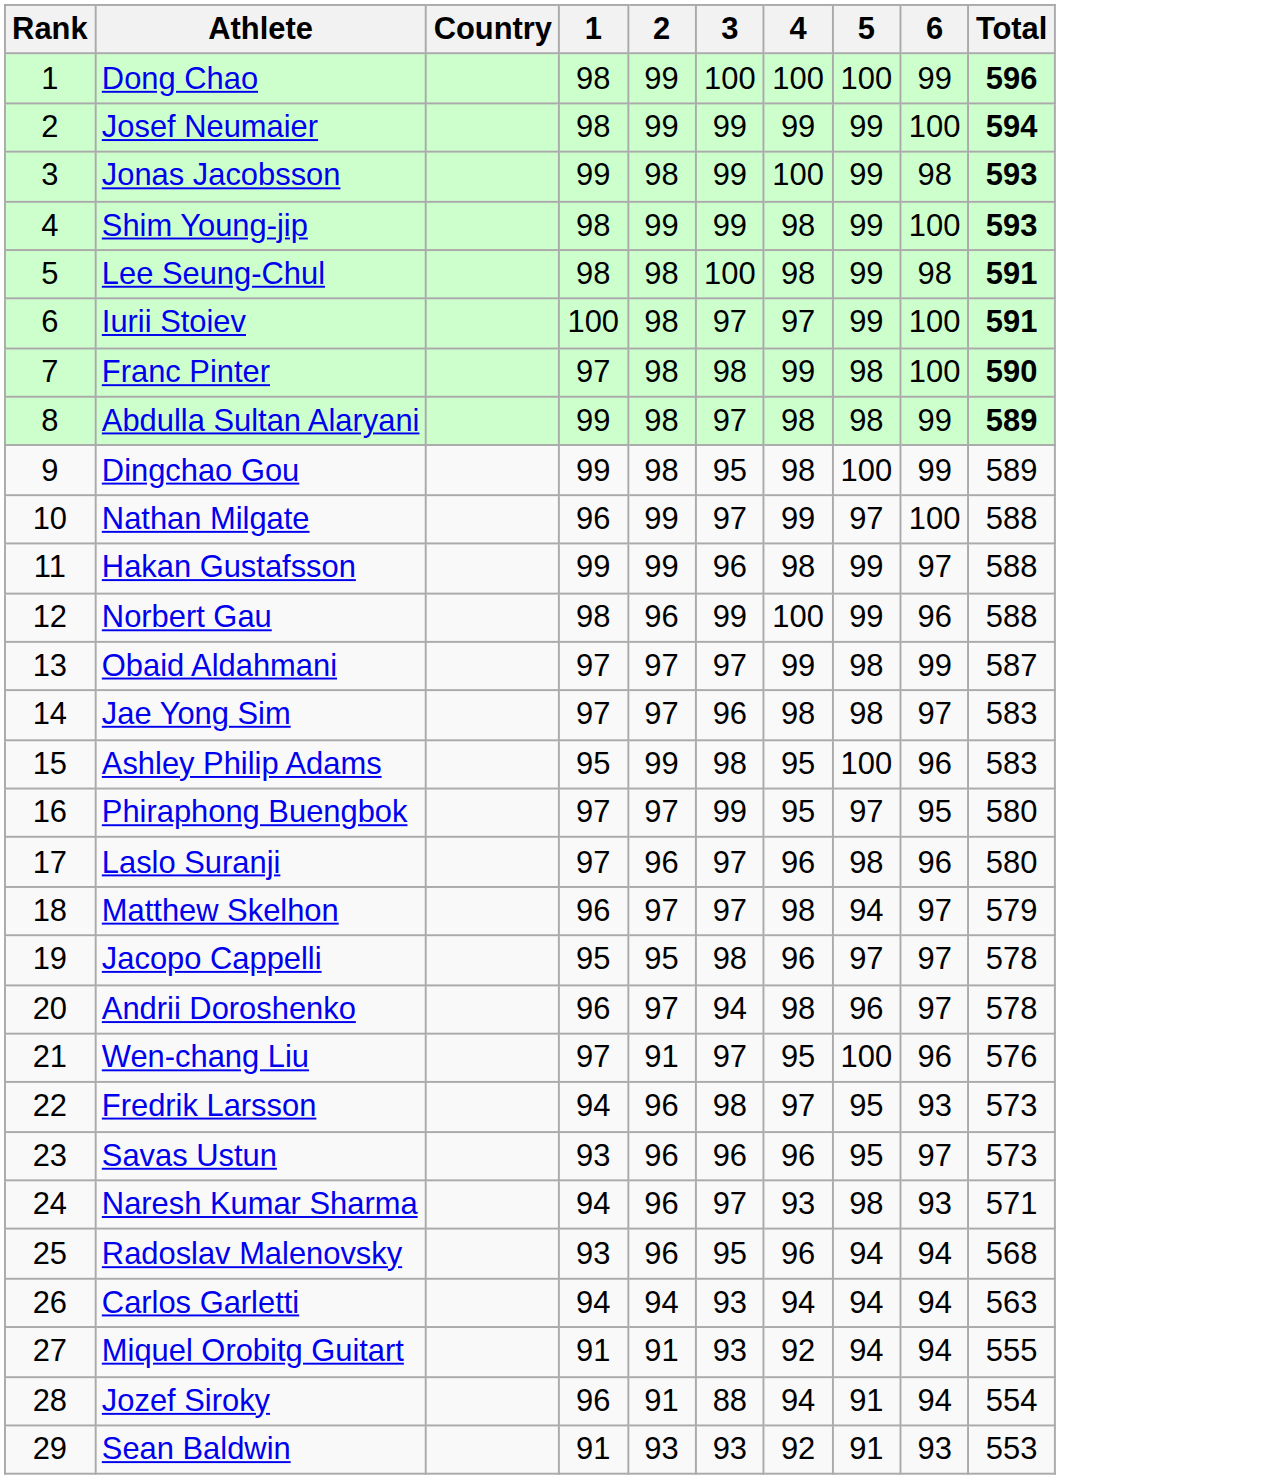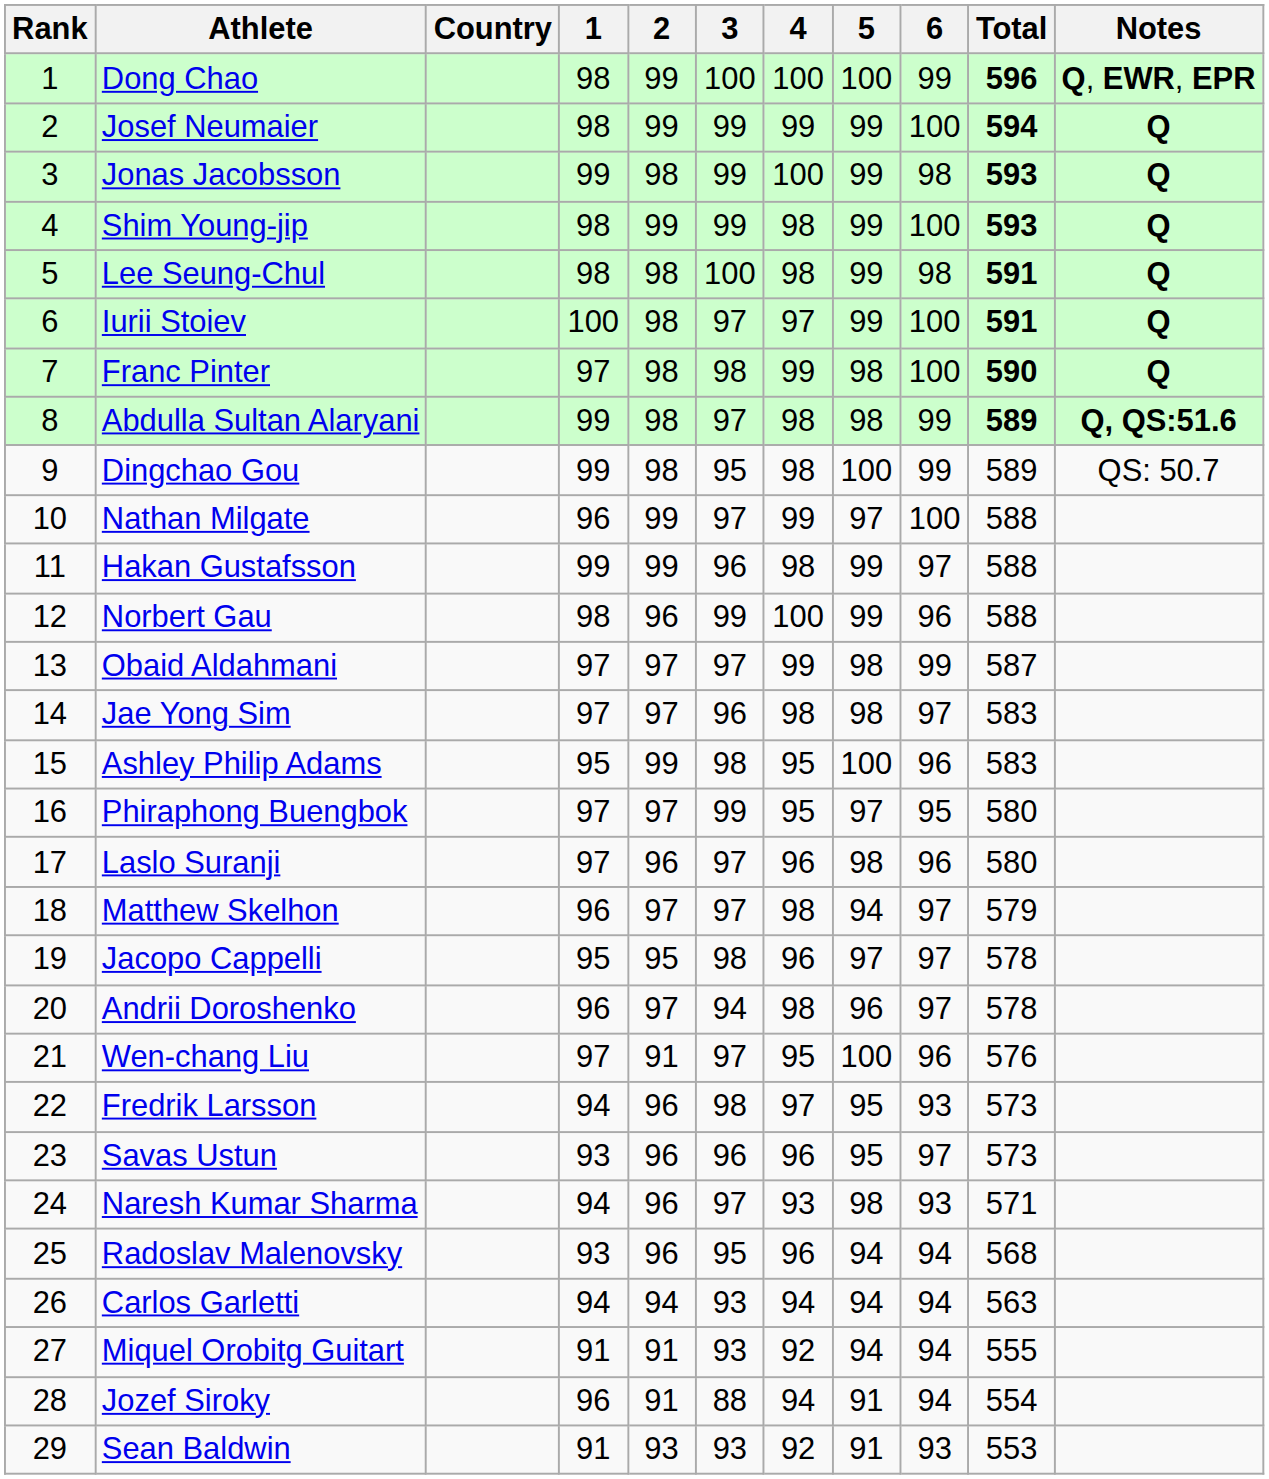+ column: (1159, 28)
